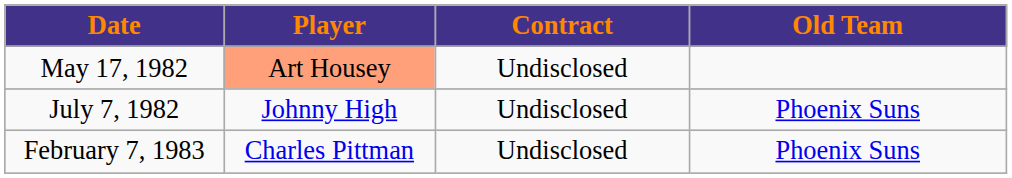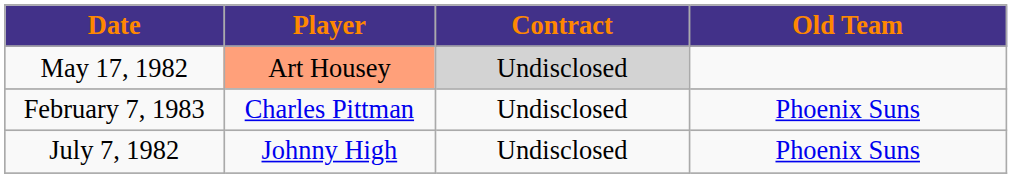(562, 67) no background -> (562, 67) lightgrey background
rows swapped: (114, 109) <-> (114, 151)
